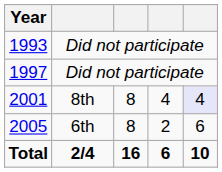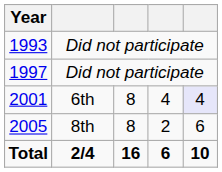(83, 99) 8th -> (83, 99) 6th
(83, 126) 6th -> (83, 126) 8th
